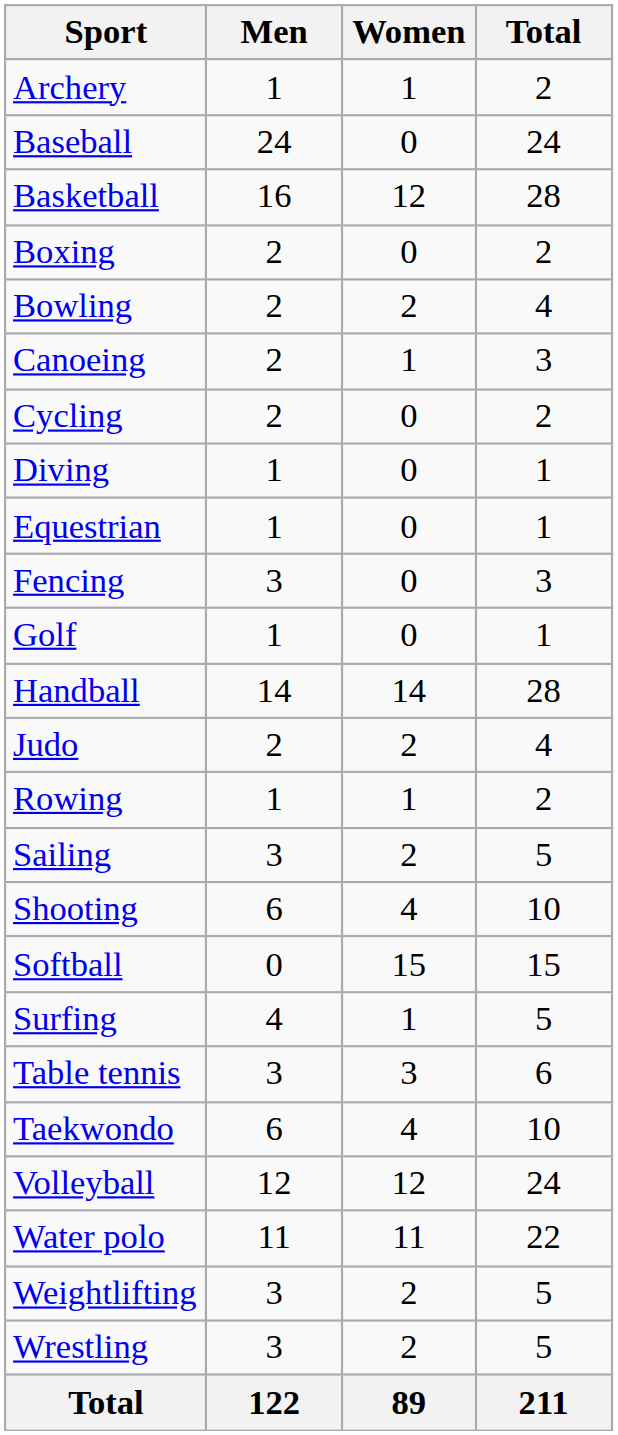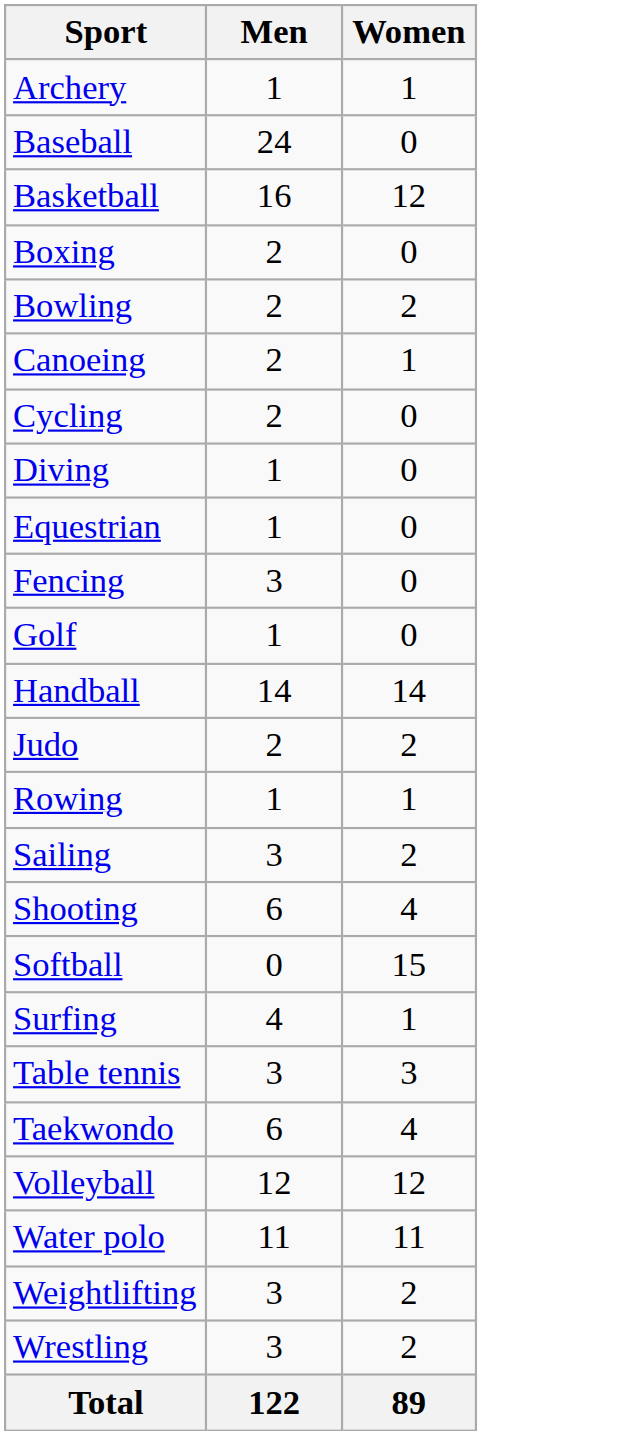- column: (544, 31)
